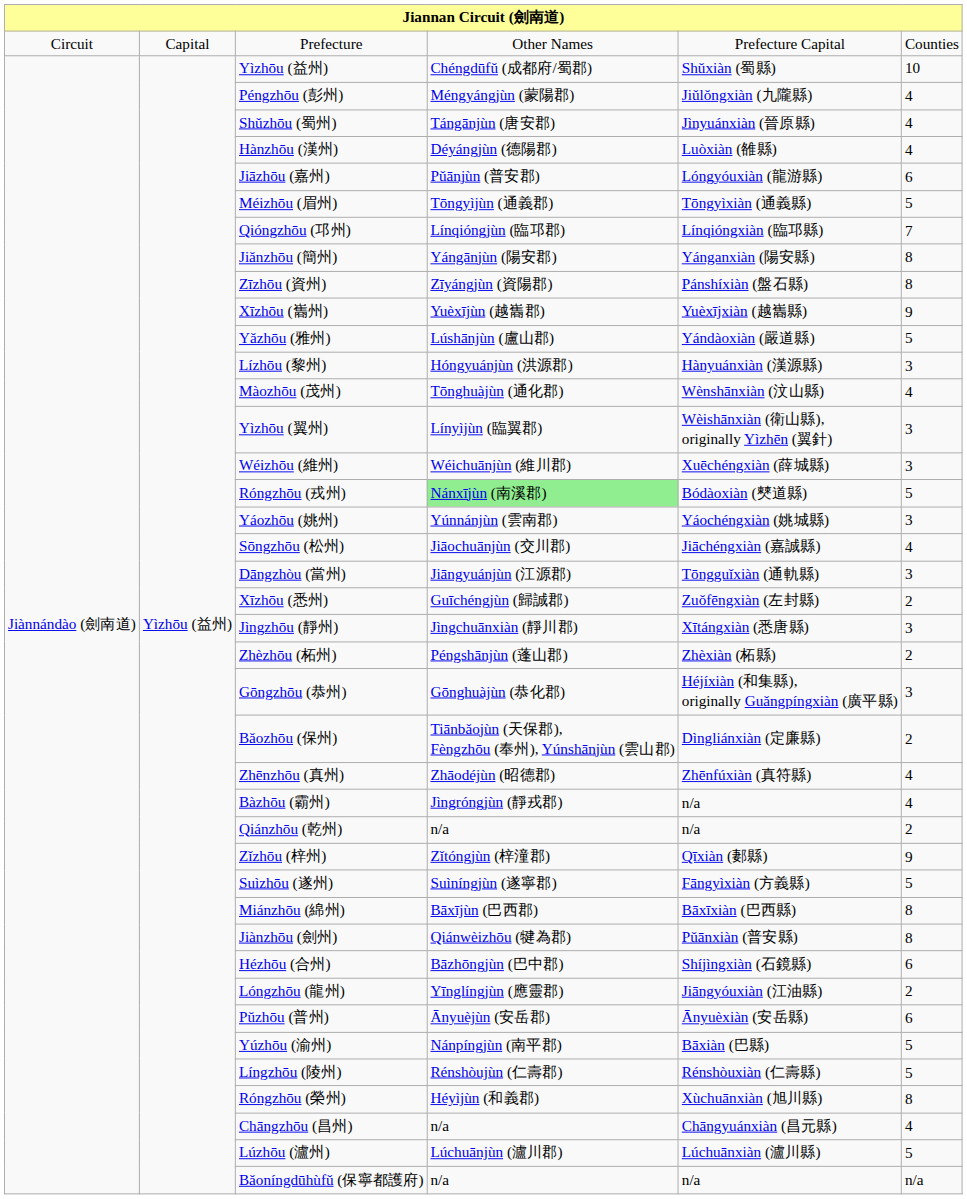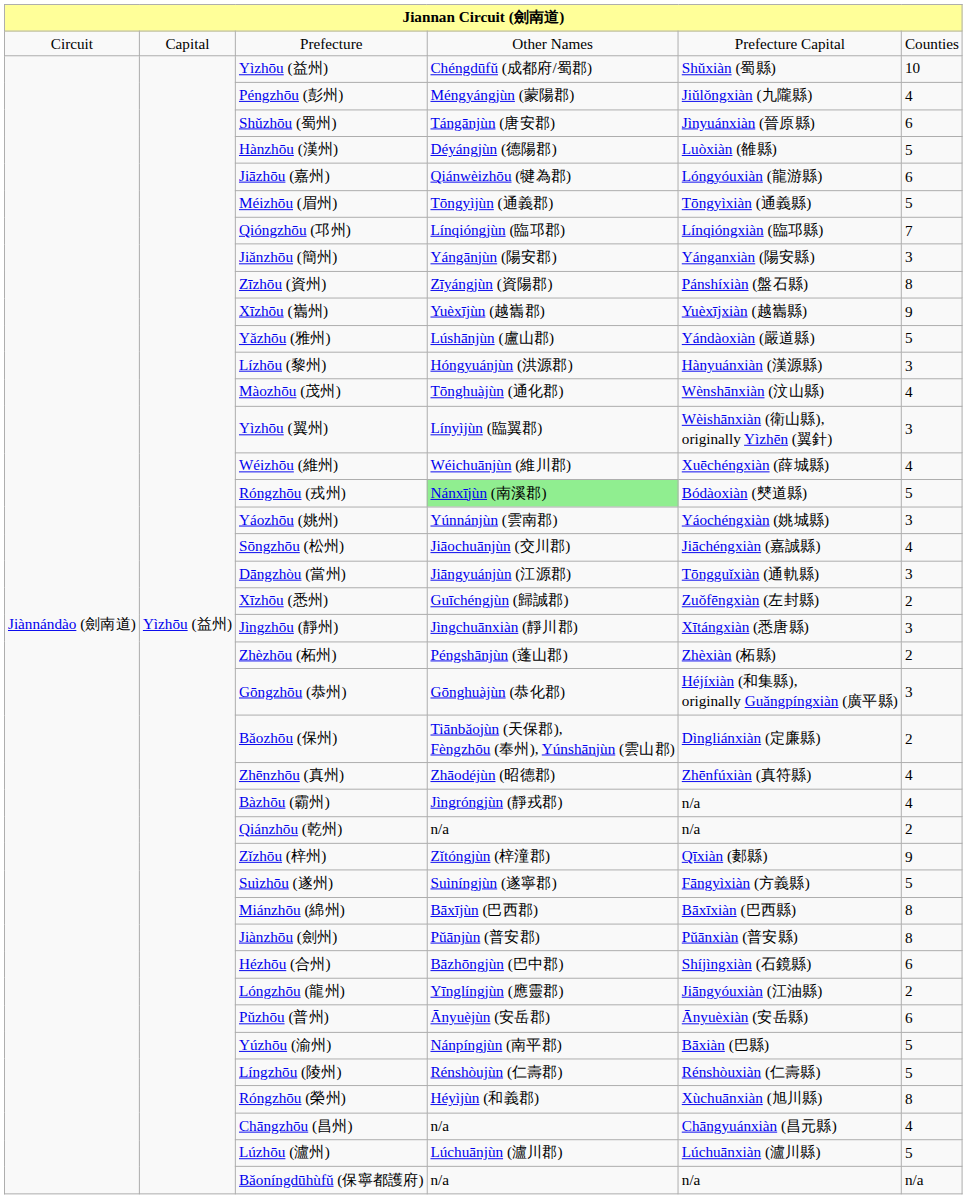(909, 122) 4 -> (909, 122) 6
(909, 149) 4 -> (909, 149) 5
(485, 176) Pǔānjùn (普安郡) -> (501, 176) Qiánwèizhōu (犍為郡)
(909, 257) 8 -> (909, 257) 3
(909, 466) 3 -> (909, 466) 4
(501, 937) Qiánwèizhōu (犍為郡) -> (485, 937) Pǔānjùn (普安郡)
